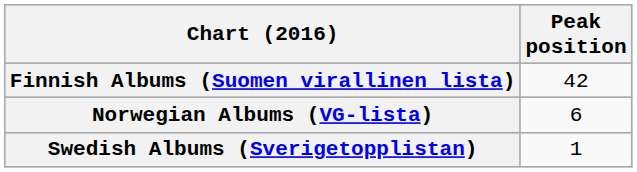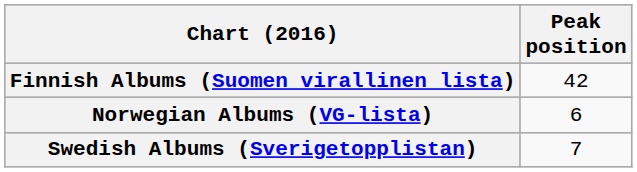(576, 149) 1 -> (576, 149) 7
